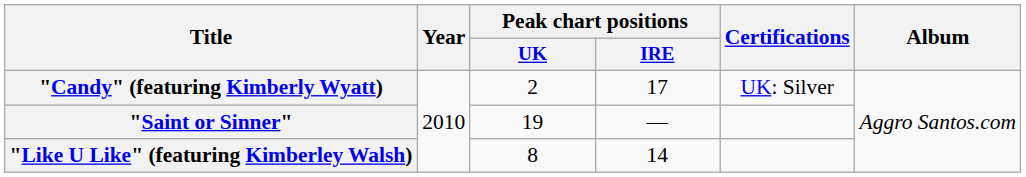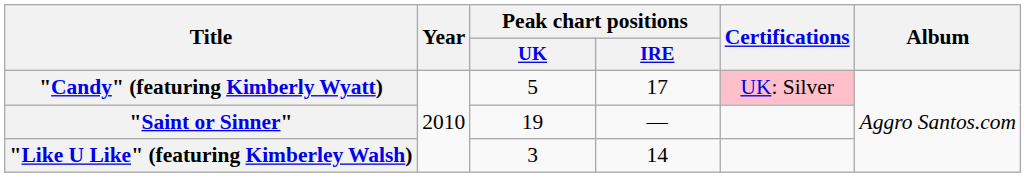(533, 87) 2 -> (533, 87) 5
(787, 87) no background -> (787, 87) pink background
(533, 155) 8 -> (533, 155) 3
